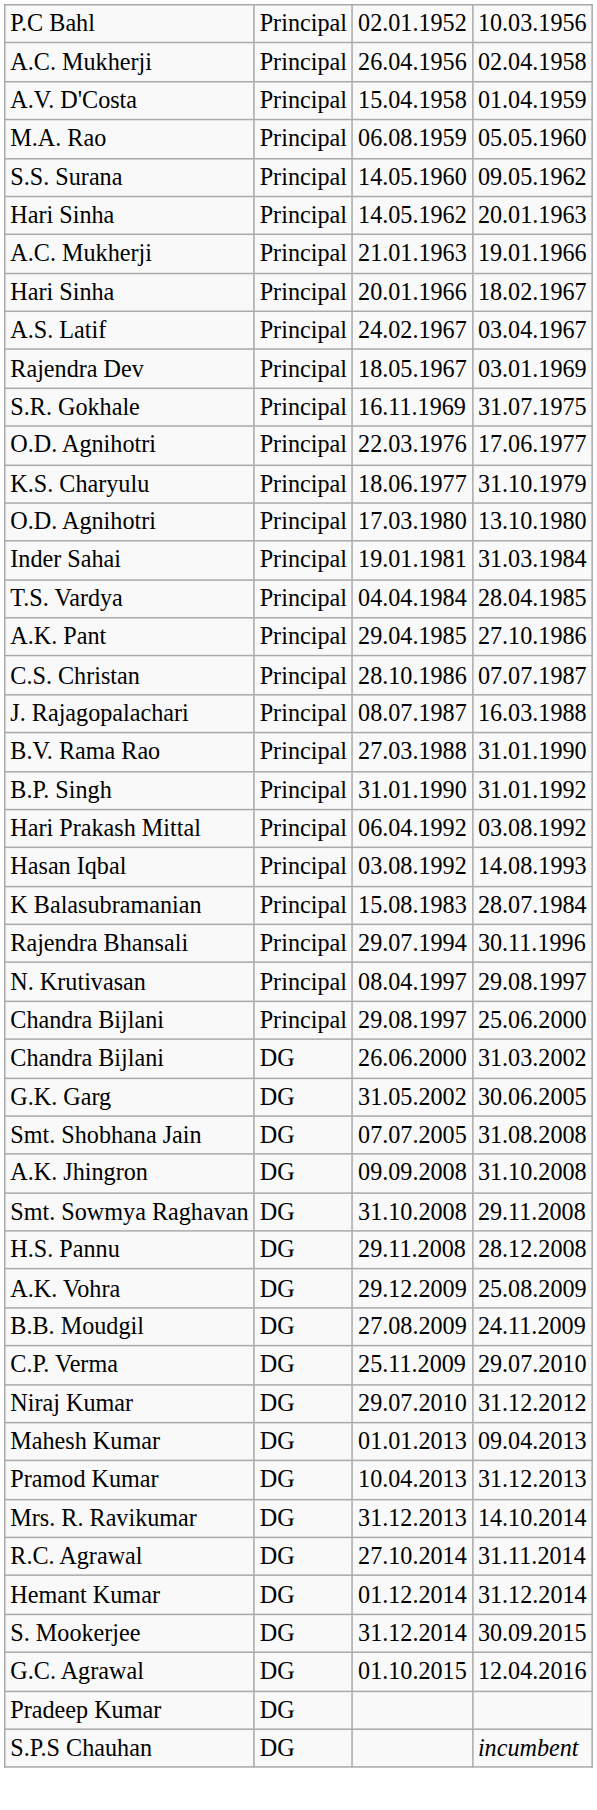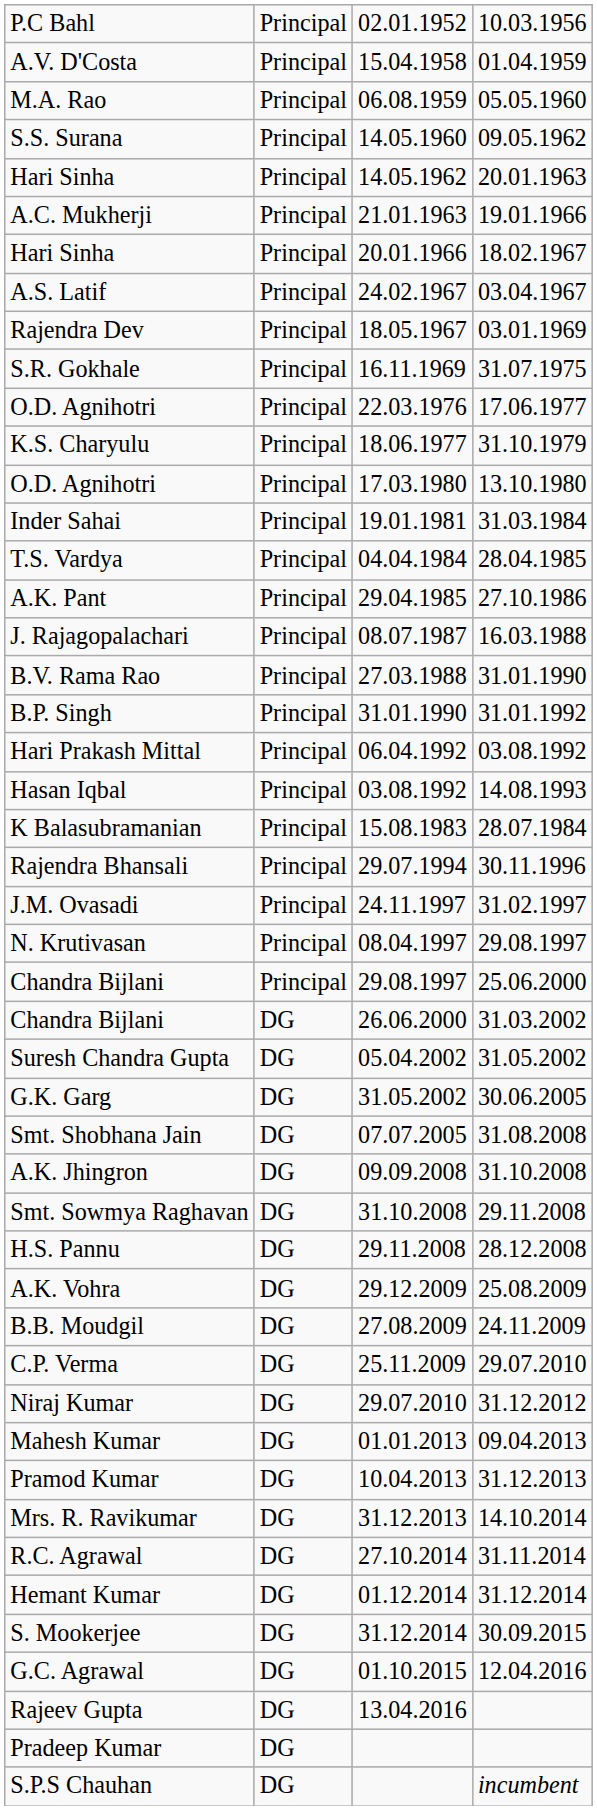- row: (81, 61)
- row: (75, 675)
+ row: (74, 904)
+ row: (120, 1058)
+ row: (76, 1709)
